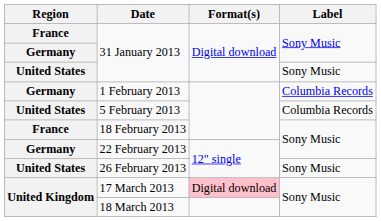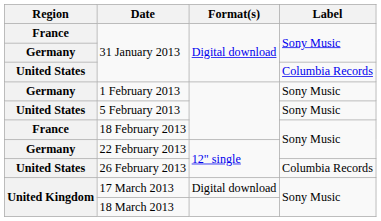(311, 71) Sony Music -> (327, 71) Columbia Records
(327, 91) Columbia Records -> (311, 91) Sony Music
(327, 110) Columbia Records -> (311, 110) Sony Music
(311, 168) Sony Music -> (327, 168) Columbia Records
(234, 187) pink background -> (234, 187) no background
